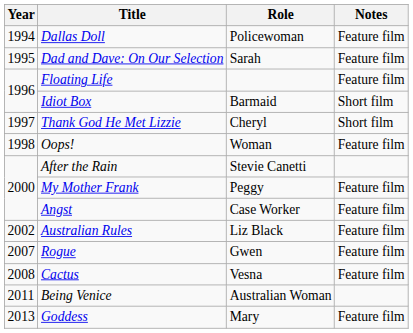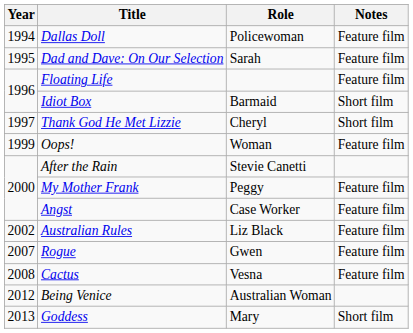(21, 144) 1998 -> (21, 144) 1999
(21, 295) 2011 -> (21, 295) 2012
(371, 317) Feature film -> (366, 317) Short film
